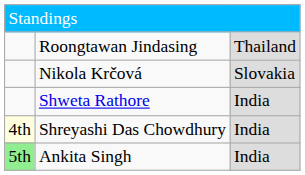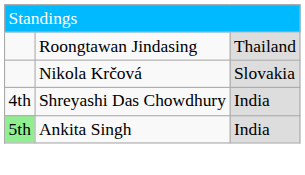- row: (94, 101)
(20, 128) lightyellow background -> (20, 101) no background
